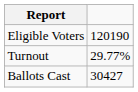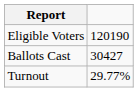rows swapped: (39, 76) <-> (28, 55)
